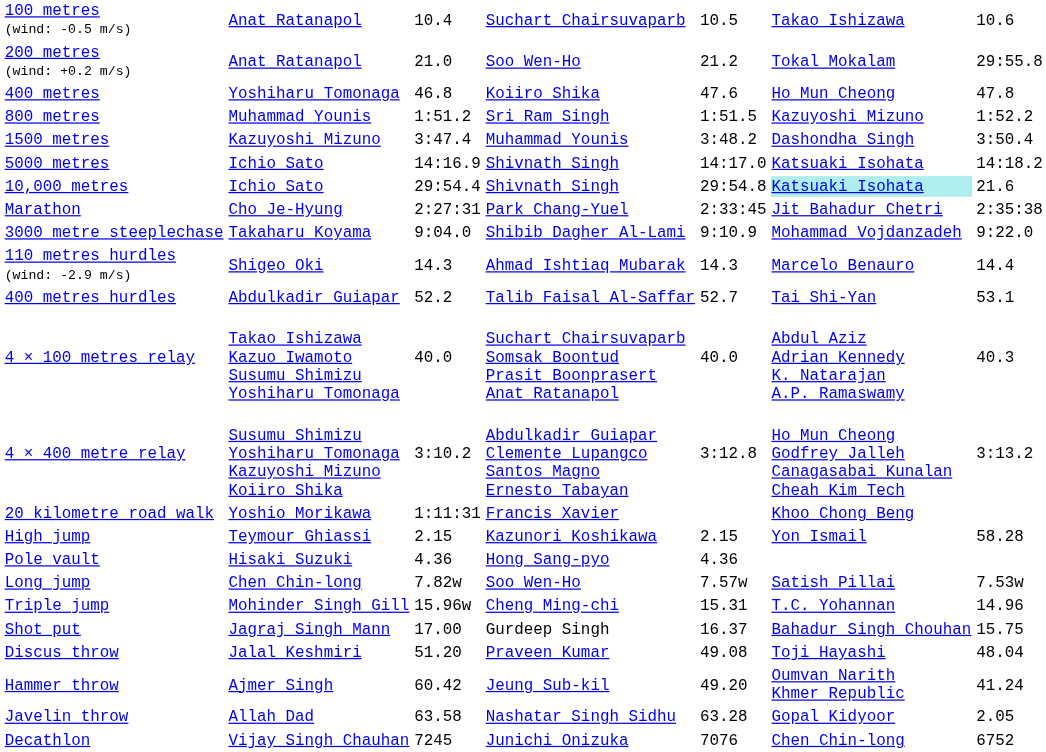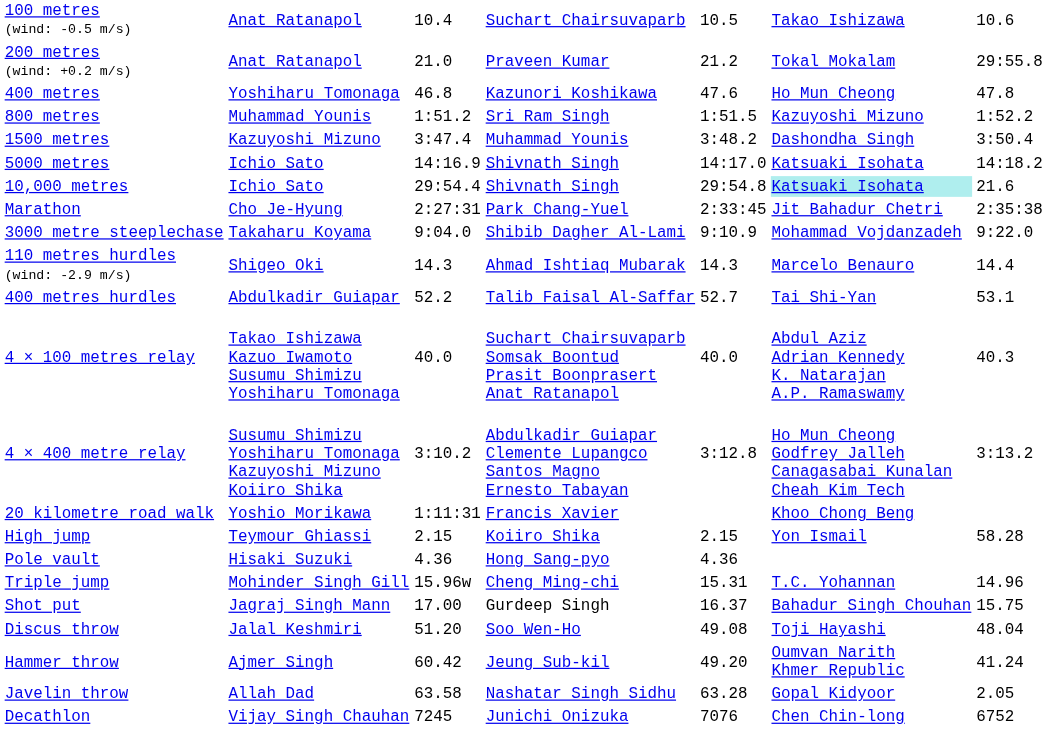(533, 61) Soo Wen-Ho -> (548, 61) Praveen Kumar
(543, 94) Koiiro Shika -> (571, 94) Kazunori Koshikawa
(571, 537) Kazunori Koshikawa -> (543, 537) Koiiro Shika
- row: (47, 583)
(548, 653) Praveen Kumar -> (533, 629) Soo Wen-Ho
